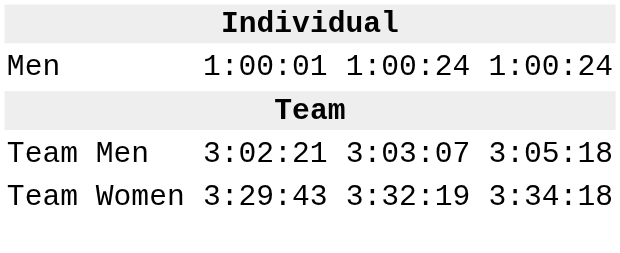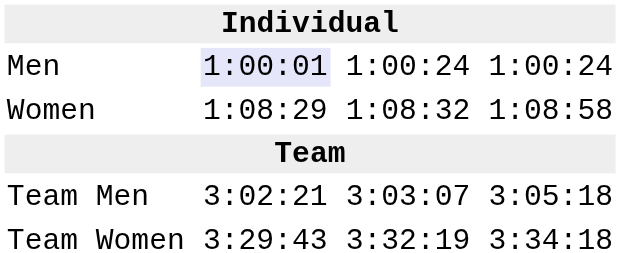(265, 67) no background -> (265, 67) lavender background
+ row: (51, 111)
